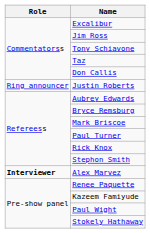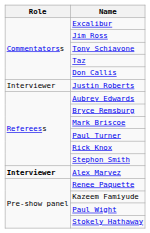(38, 85) Ring announcer -> (31, 85) Interviewer
